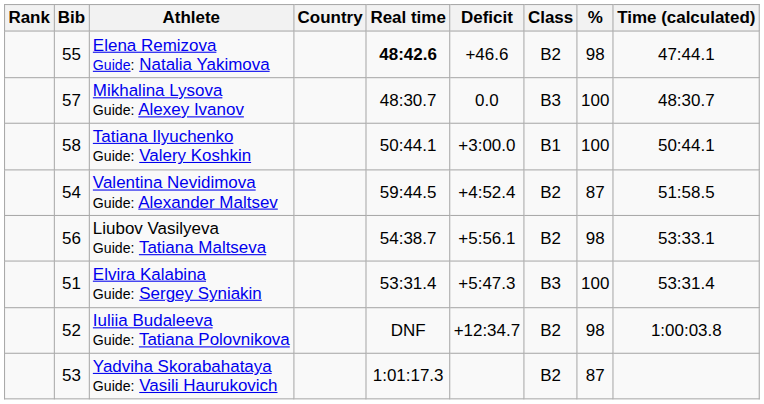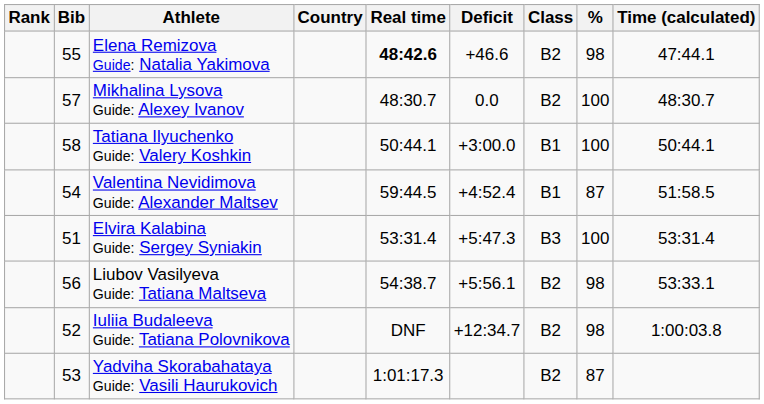(551, 100) B3 -> (551, 100) B2
(551, 192) B2 -> (551, 192) B1
rows swapped: (177, 284) <-> (180, 238)
